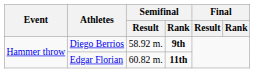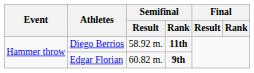(178, 44) 9th -> (178, 44) 11th
(178, 60) 11th -> (178, 60) 9th
